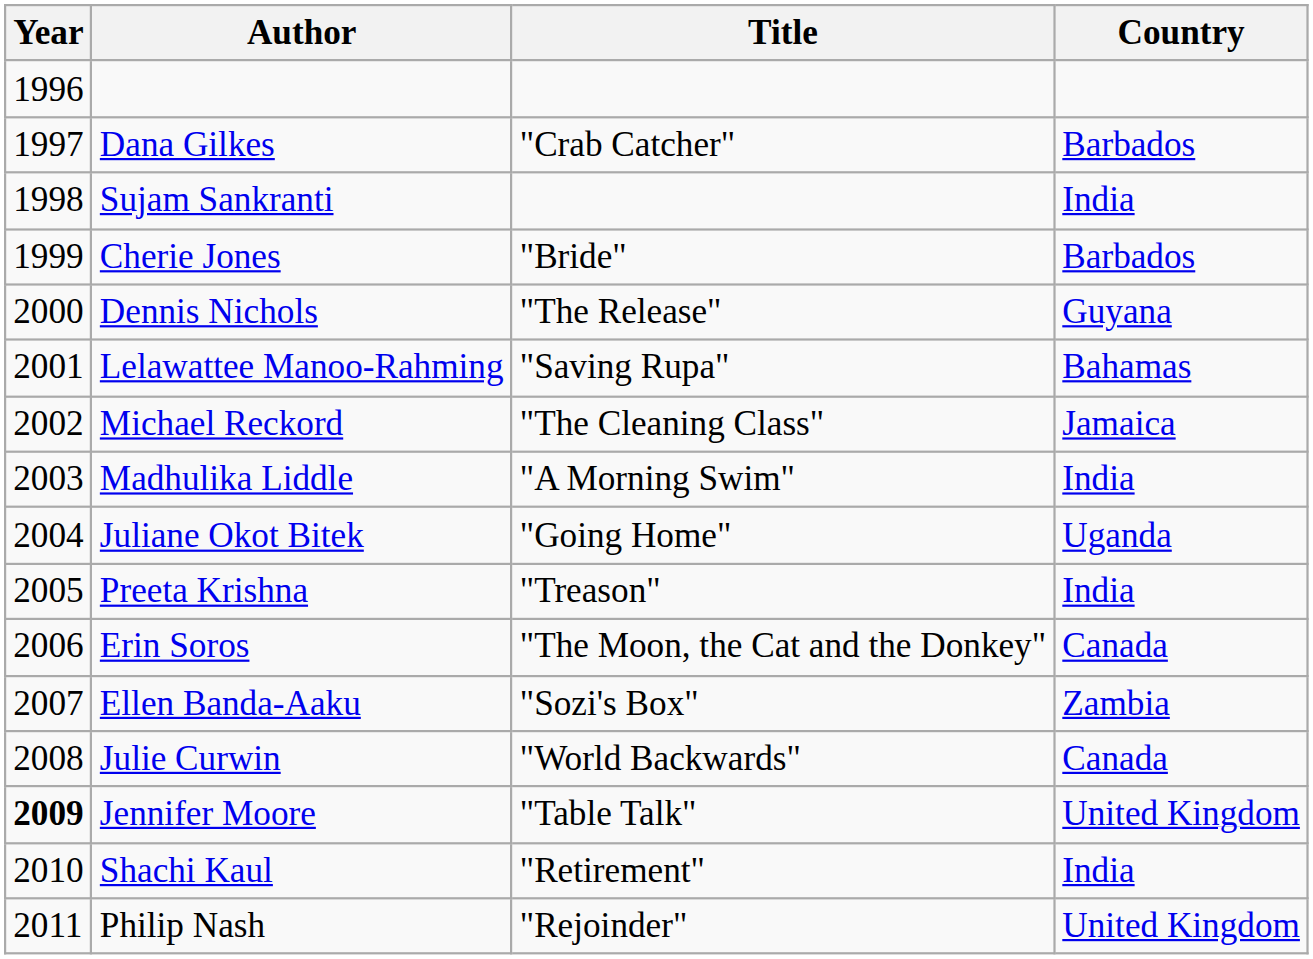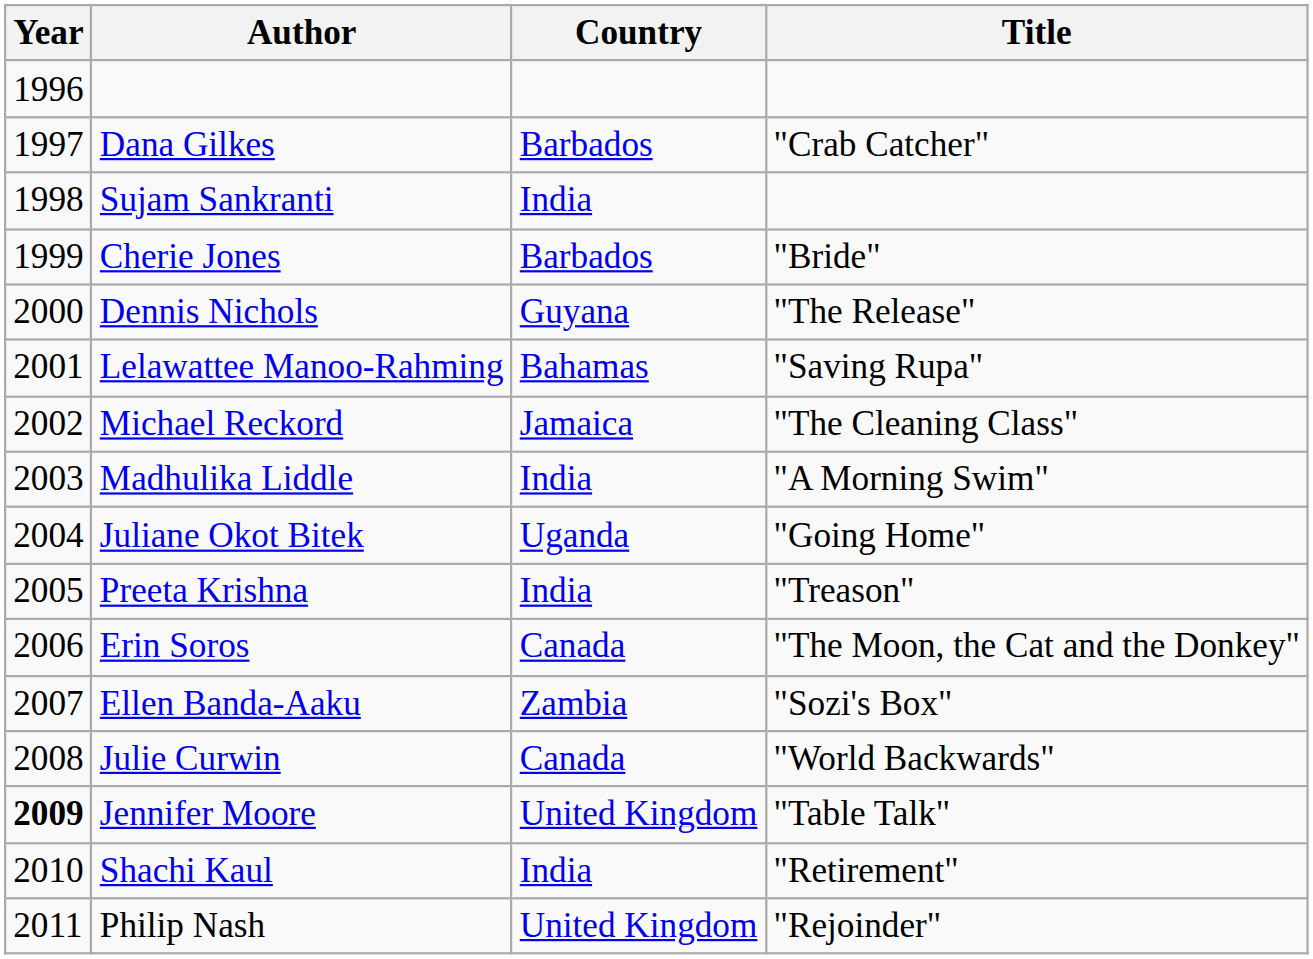columns swapped: (1181, 32) <-> (783, 32)
